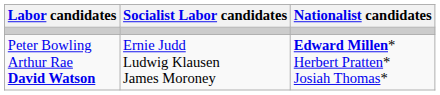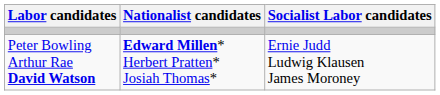columns swapped: (363, 16) <-> (205, 16)
